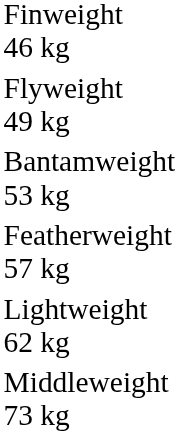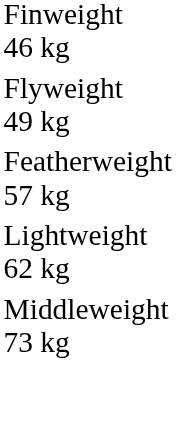- row: (89, 178)
